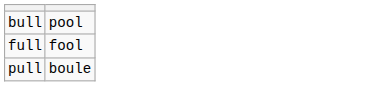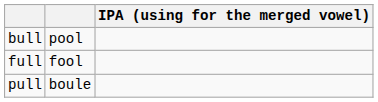+ column: (234, 16)
